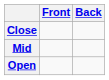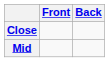- row: (22, 65)
